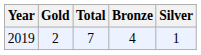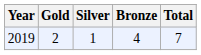columns swapped: (176, 16) <-> (91, 16)
